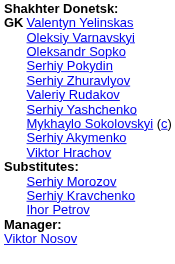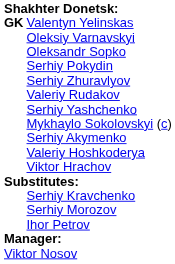+ row: (86, 152)
rows swapped: (71, 181) <-> (81, 195)
